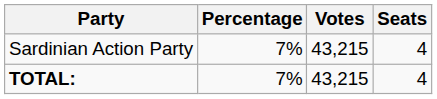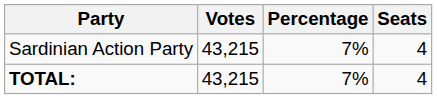columns swapped: (340, 19) <-> (252, 19)
